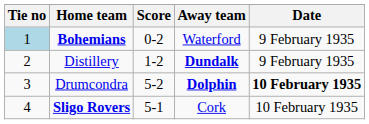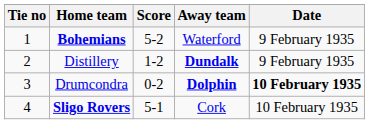(27, 38) lightblue background -> (27, 38) no background
(154, 38) 0-2 -> (154, 38) 5-2
(154, 84) 5-2 -> (154, 84) 0-2
